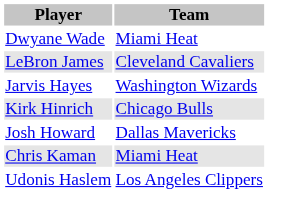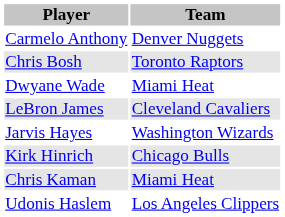+ row: (66, 38)
+ row: (44, 61)
- row: (50, 132)
